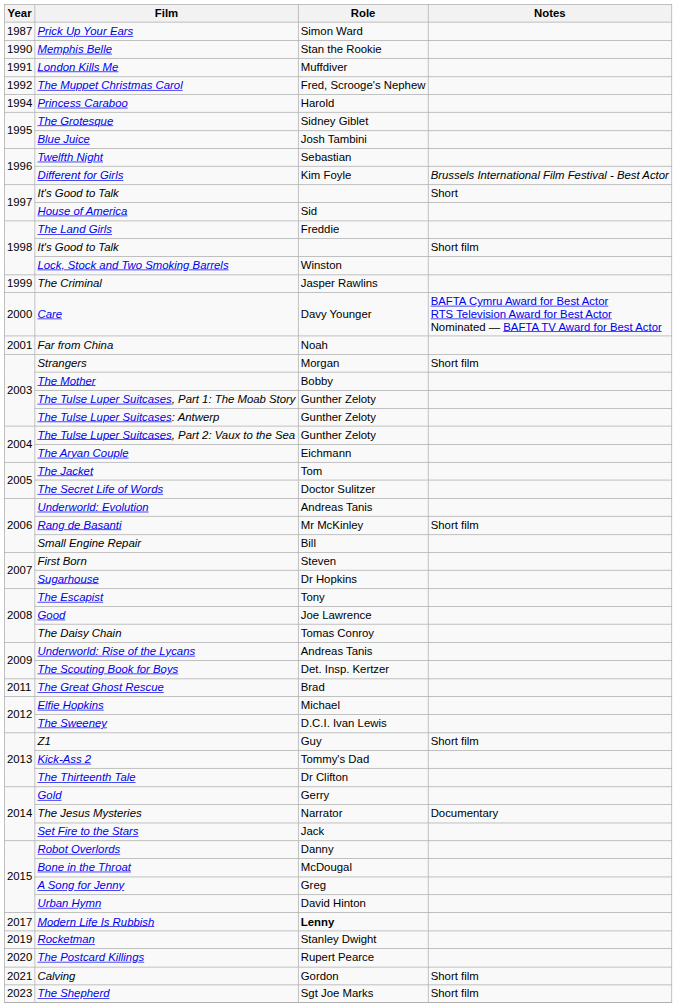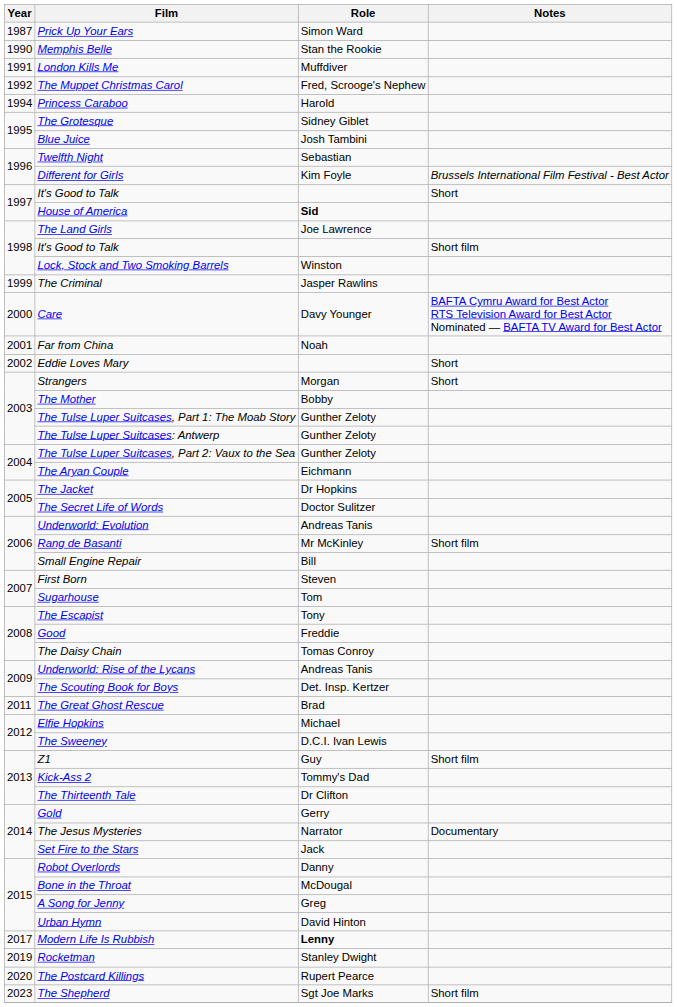(309, 211) normal -> (310, 211) bold
(320, 229) Freddie -> (336, 229) Joe Lawrence
+ row: (20, 363)
(455, 363) Short film -> (444, 381) Short
(311, 471) Tom -> (329, 489) Dr Hopkins
(329, 579) Dr Hopkins -> (311, 597) Tom
(336, 615) Joe Lawrence -> (320, 633) Freddie
- row: (20, 975)
